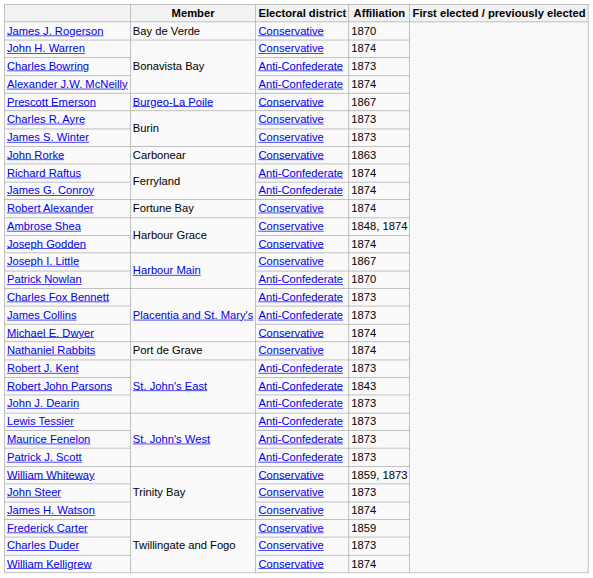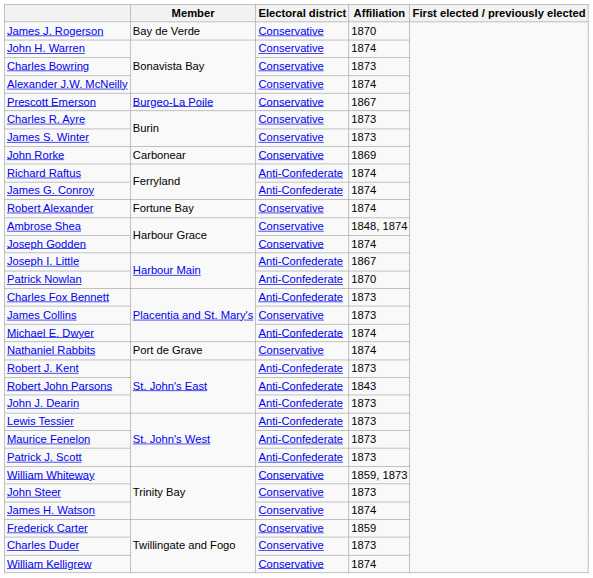(301, 66) Anti-Confederate -> (291, 66) Conservative
(301, 84) Anti-Confederate -> (291, 84) Conservative
(364, 155) 1863 -> (364, 155) 1869
(291, 262) Conservative -> (301, 262) Anti-Confederate
(301, 315) Anti-Confederate -> (291, 315) Conservative
(291, 333) Conservative -> (301, 333) Anti-Confederate
